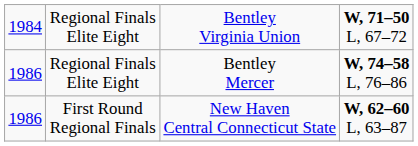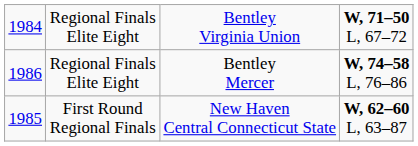(25, 118) 1986 -> (25, 118) 1985
